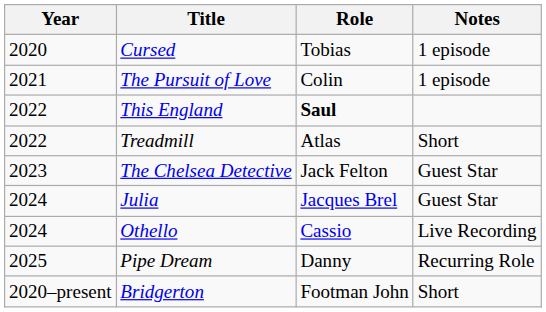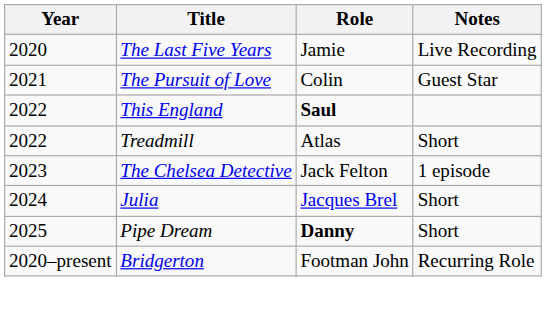- row: (148, 49)
+ row: (196, 49)
(454, 79) 1 episode -> (458, 79) Guest Star
(458, 170) Guest Star -> (454, 170) 1 episode
(458, 200) Guest Star -> (438, 200) Short
- row: (149, 230)
(326, 261) normal -> (327, 230) bold
(476, 261) Recurring Role -> (438, 230) Short
(438, 291) Short -> (476, 261) Recurring Role
